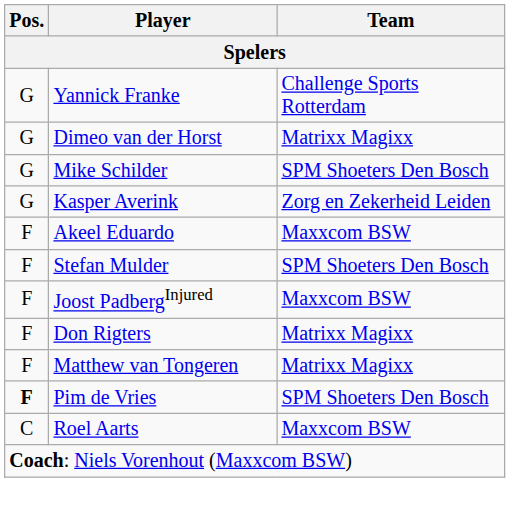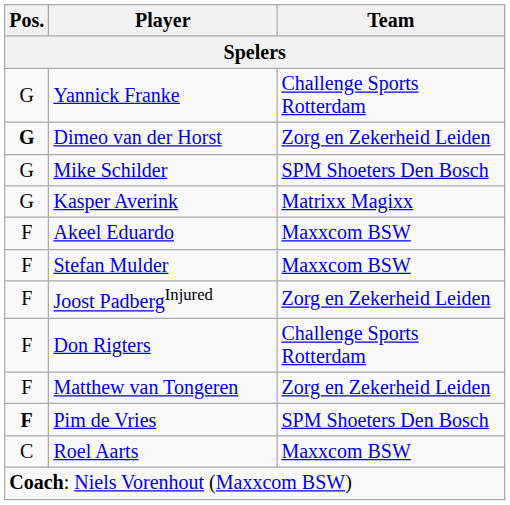(27, 138) normal -> (27, 138) bold
(347, 138) Matrixx Magixx -> (386, 138) Zorg en Zekerheid Leiden
(386, 201) Zorg en Zekerheid Leiden -> (347, 201) Matrixx Magixx
(385, 264) SPM Shoeters Den Bosch -> (346, 264) Maxxcom BSW
(346, 299) Maxxcom BSW -> (386, 299) Zorg en Zekerheid Leiden
(347, 333) Matrixx Magixx -> (350, 344) Challenge Sports Rotterdam
(347, 365) Matrixx Magixx -> (386, 387) Zorg en Zekerheid Leiden
